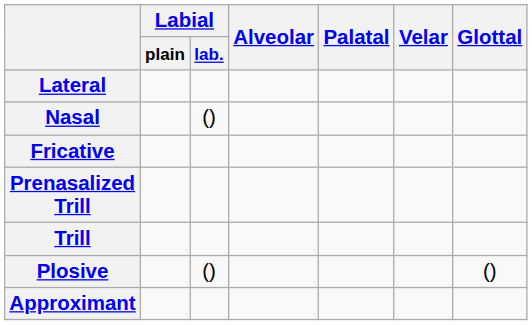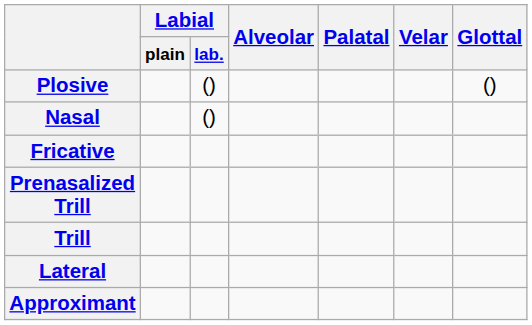rows swapped: (72, 271) <-> (72, 85)
